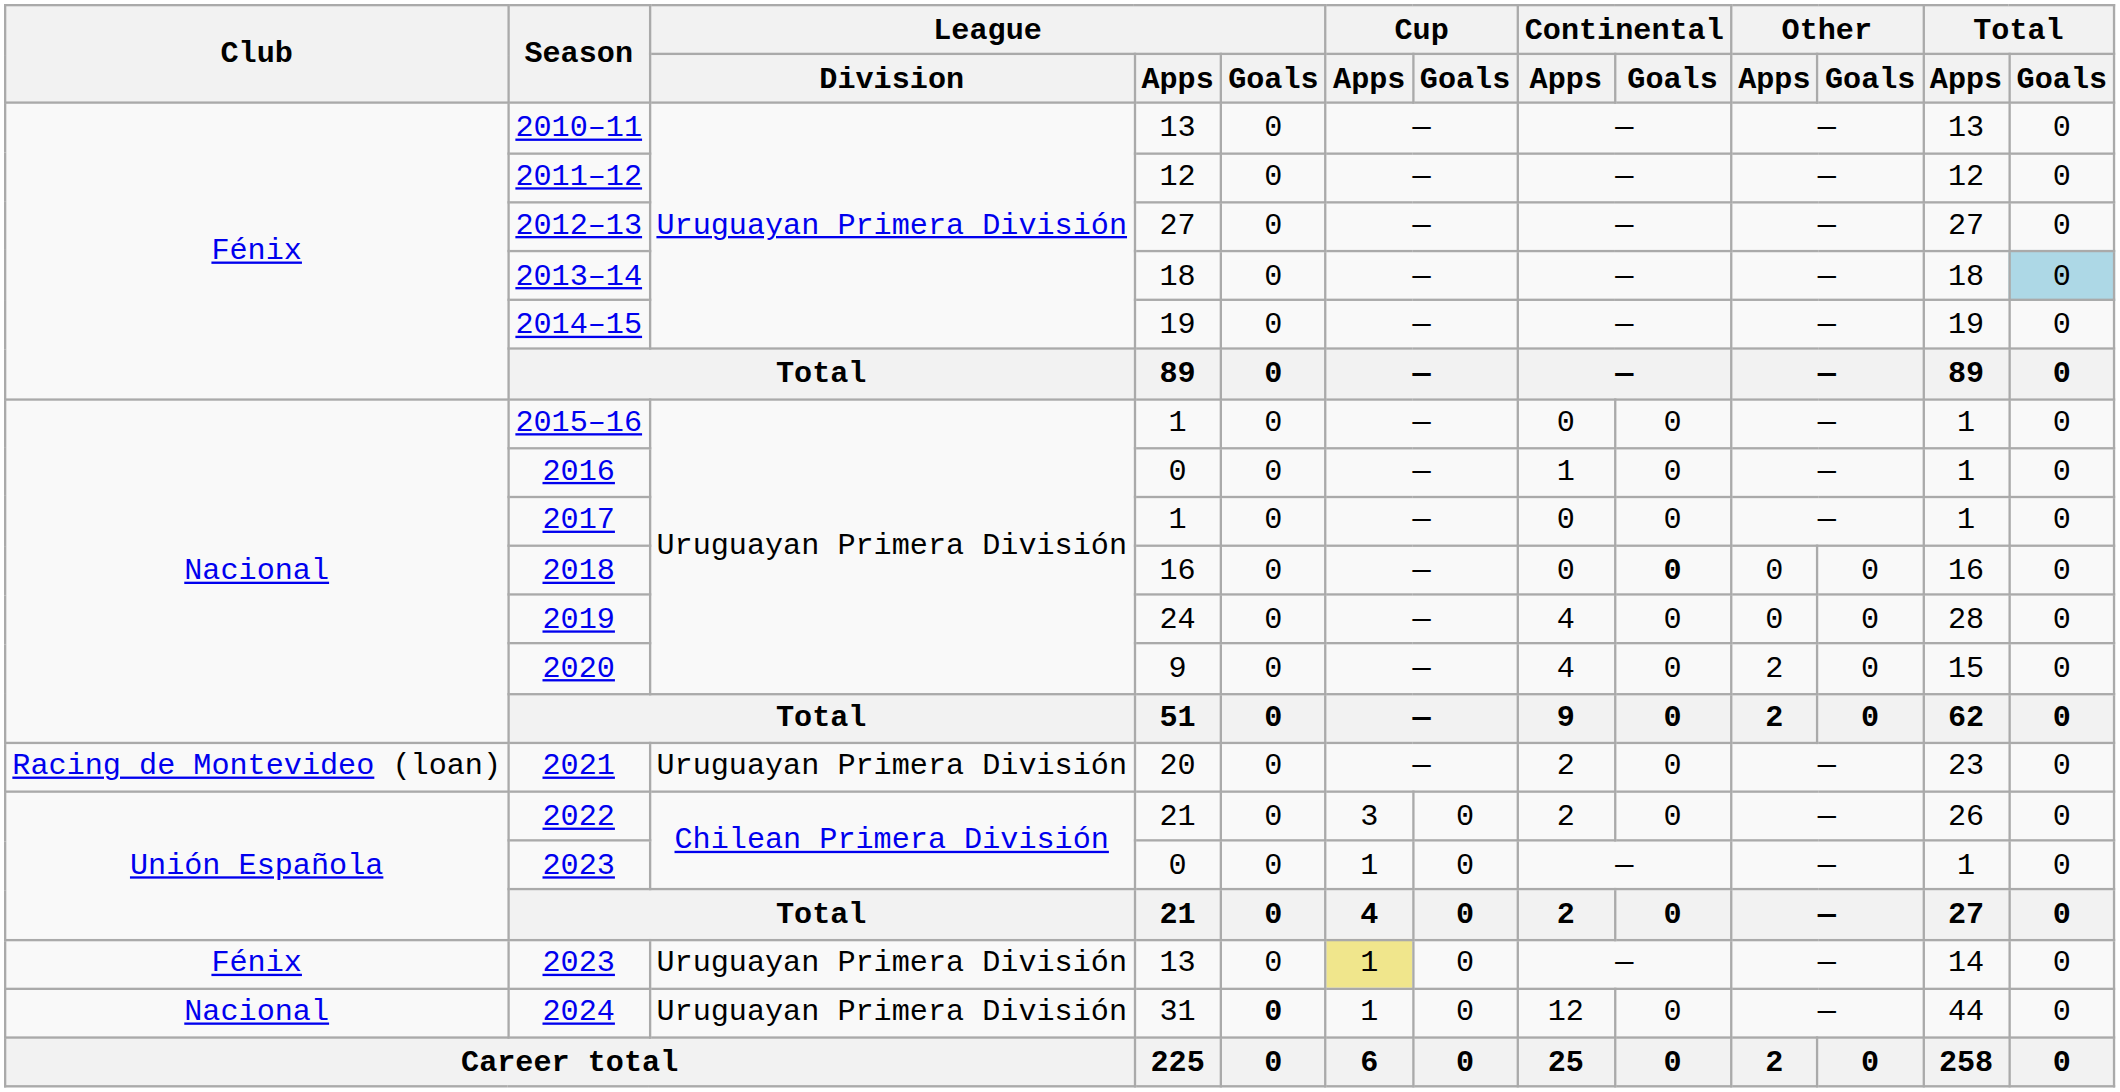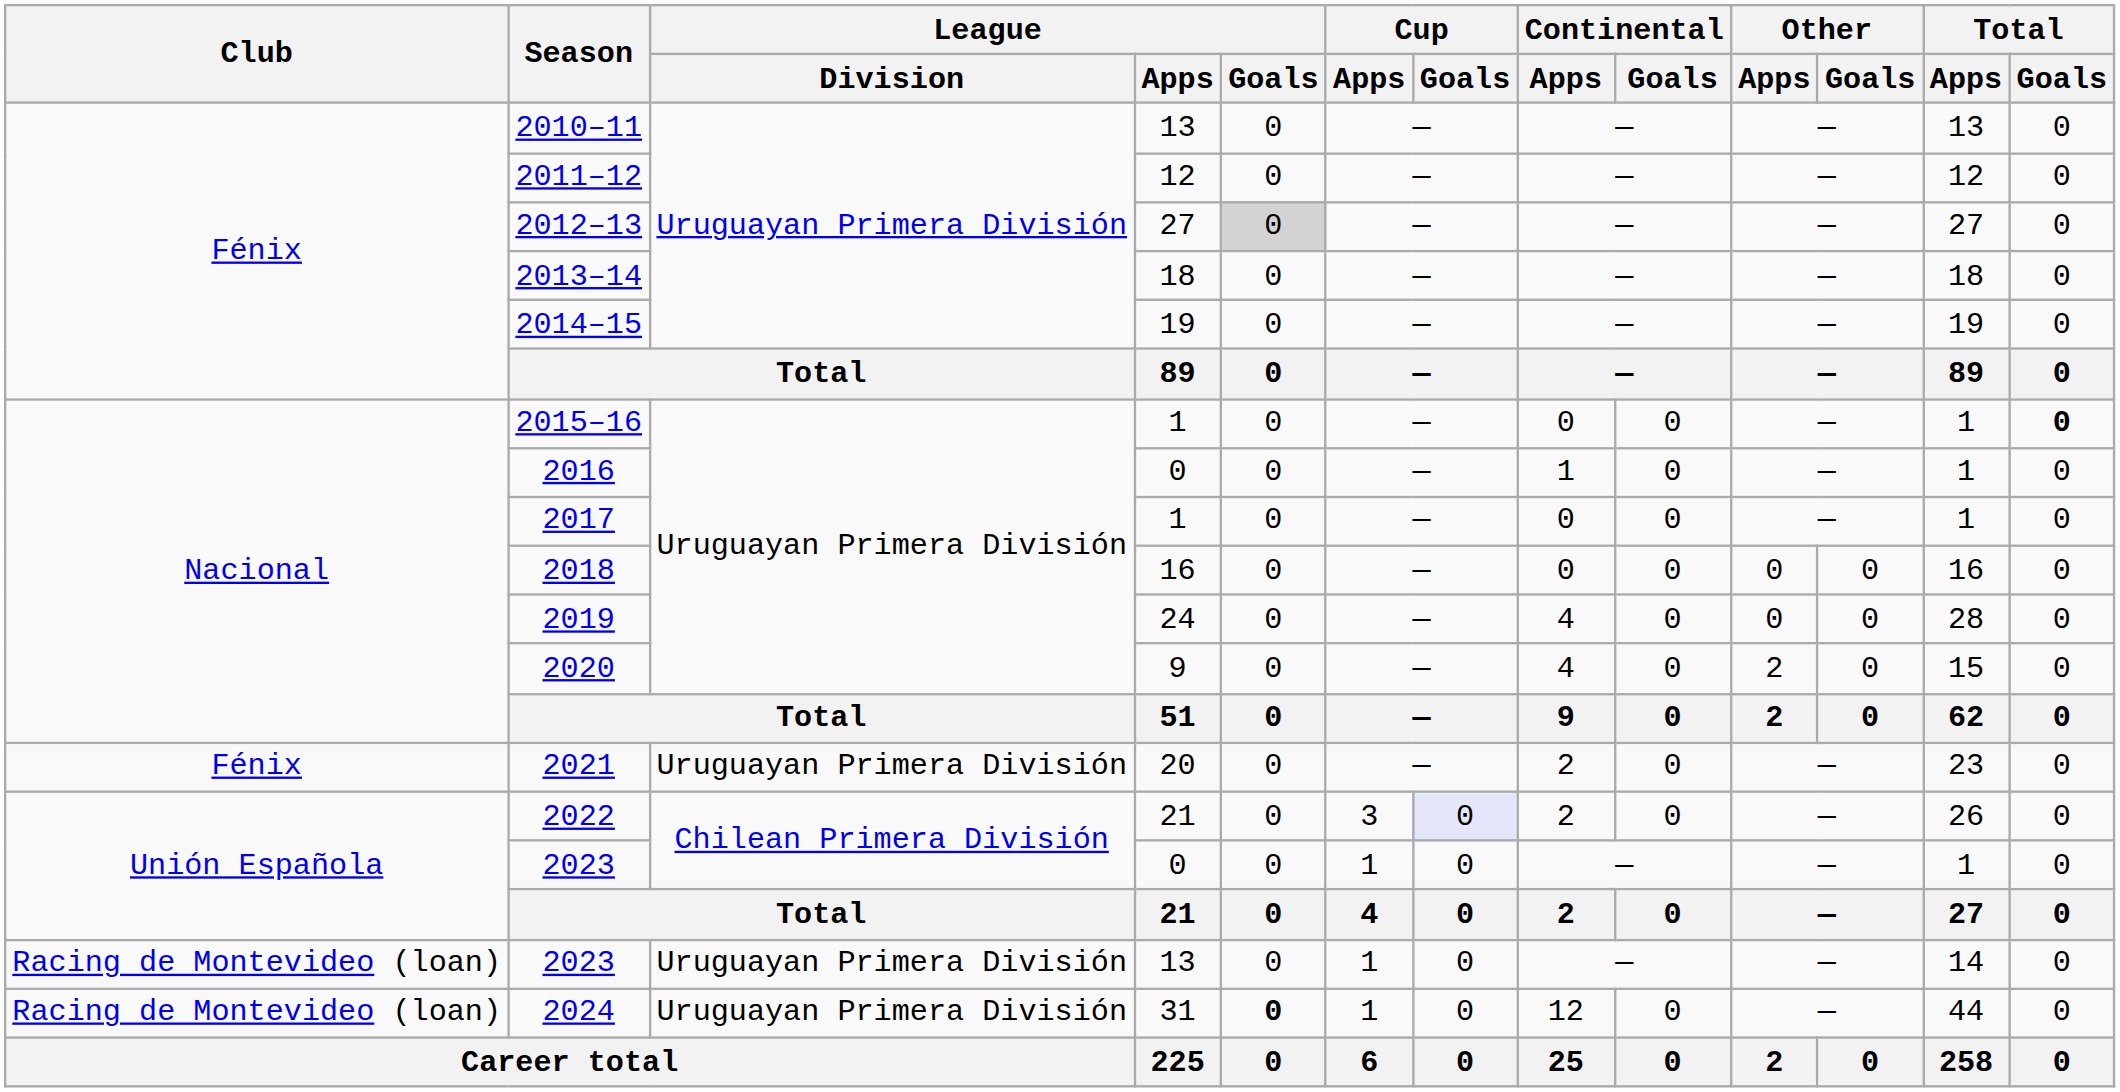(1273, 226) no background -> (1273, 226) lightgrey background
(2062, 276) lightblue background -> (2062, 276) no background
(2062, 423) normal -> (2062, 423) bold
(1673, 570) bold -> (1673, 570) normal
(257, 767) Racing de Montevideo (loan) -> (257, 767) Fénix
(1465, 816) no background -> (1465, 816) lavender background
(257, 964) Fénix -> (257, 964) Racing de Montevideo (loan)
(1369, 964) khaki background -> (1369, 964) no background
(257, 1013) Nacional -> (257, 1013) Racing de Montevideo (loan)
